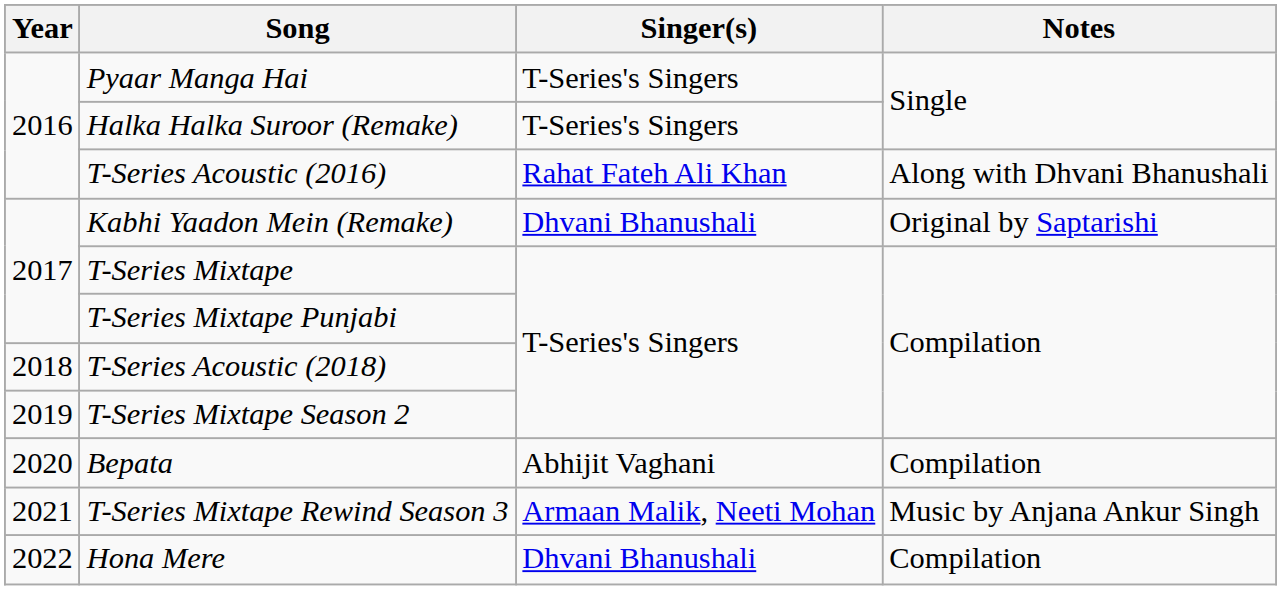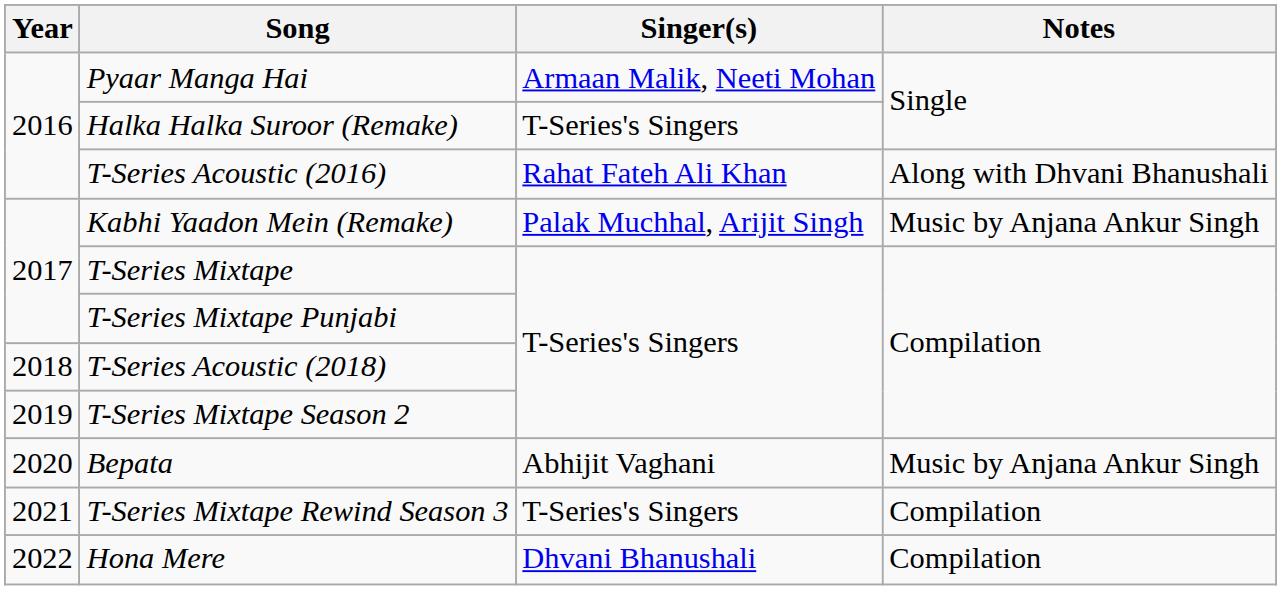(631, 76) T-Series's Singers -> (699, 76) Armaan Malik, Neeti Mohan
(639, 221) Dhvani Bhanushali -> (693, 221) Palak Muchhal, Arijit Singh
(1024, 221) Original by Saptarishi -> (1074, 221) Music by Anjana Ankur Singh
(965, 462) Compilation -> (1074, 462) Music by Anjana Ankur Singh
(699, 510) Armaan Malik, Neeti Mohan -> (631, 510) T-Series's Singers
(1074, 510) Music by Anjana Ankur Singh -> (965, 510) Compilation
